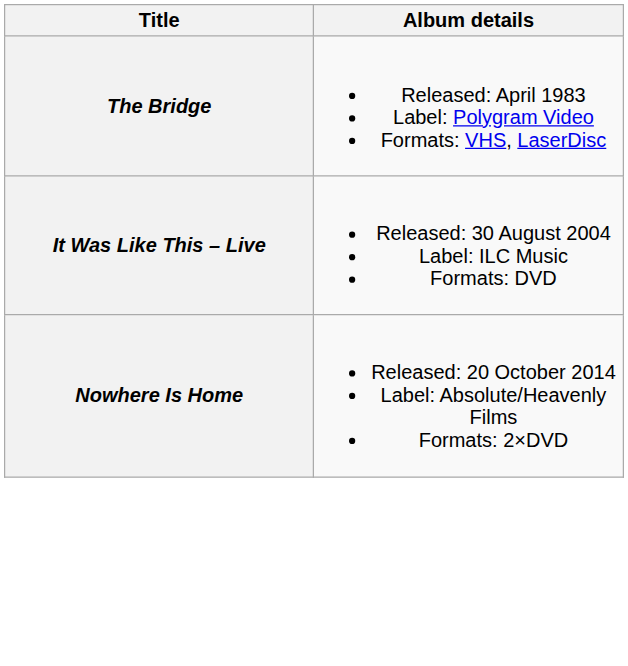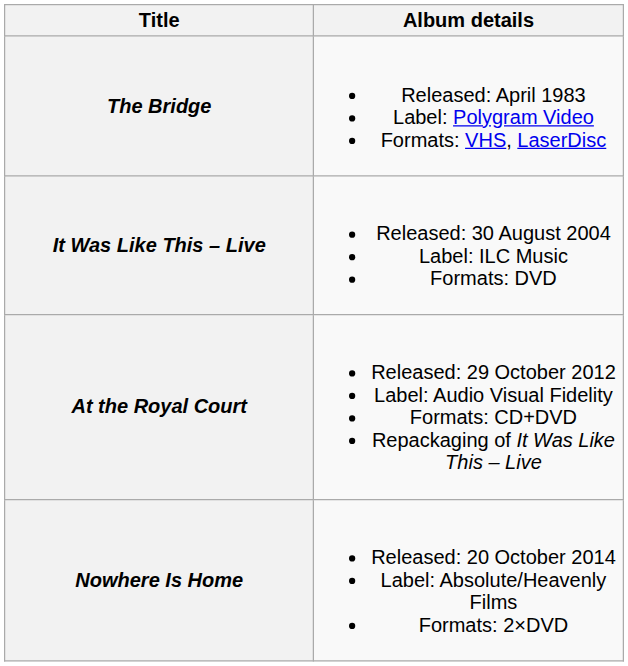+ row: (159, 406)
